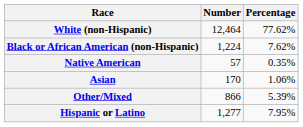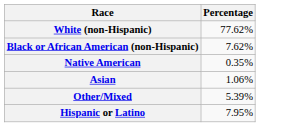- column: (222, 12)
